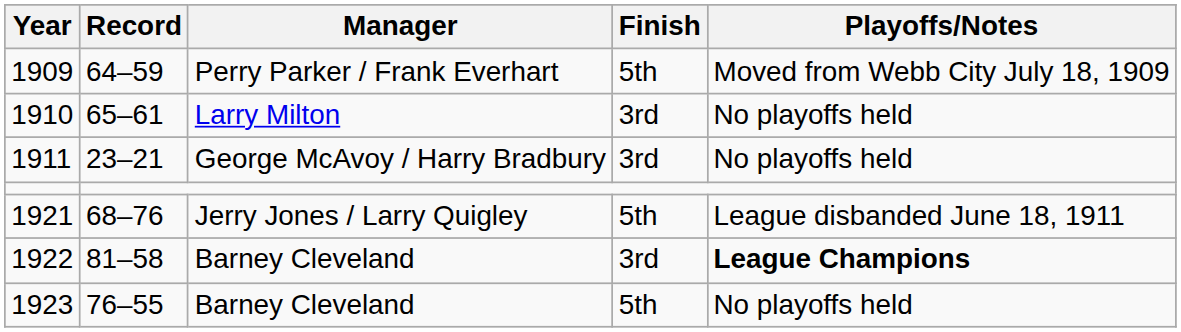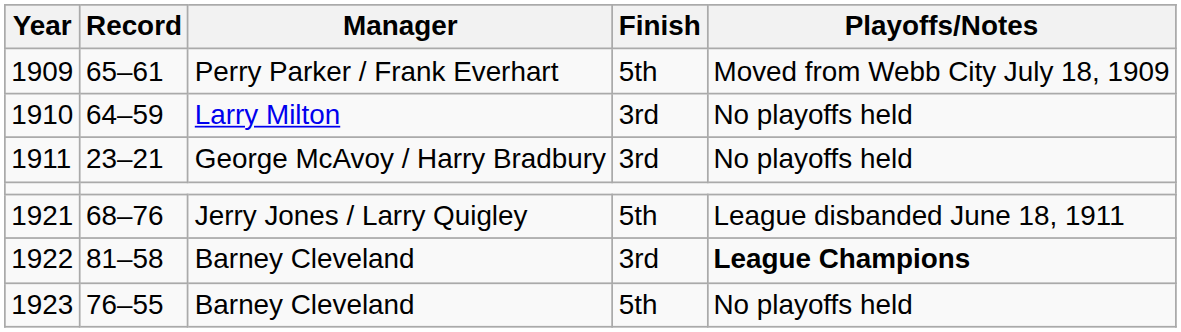(125, 70) 64–59 -> (125, 70) 65–61
(125, 114) 65–61 -> (125, 114) 64–59
